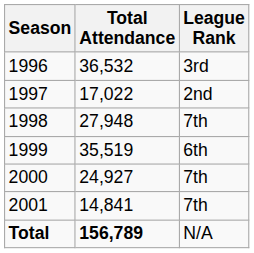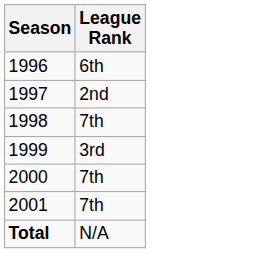- column: (127, 28)
(196, 66) 3rd -> (92, 66) 6th
(196, 149) 6th -> (92, 149) 3rd
